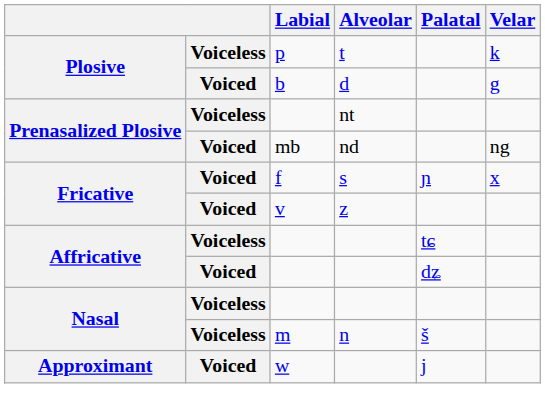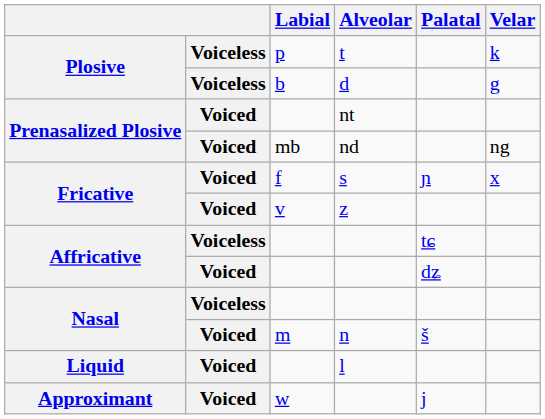(228, 83) Voiced -> (228, 83) Voiceless
(228, 114) Voiceless -> (228, 114) Voiced
(228, 334) Voiceless -> (228, 334) Voiced
+ row: (95, 366)
